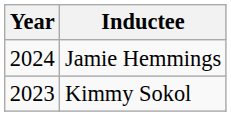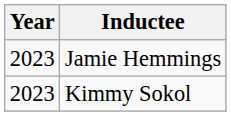(32, 57) 2024 -> (32, 57) 2023
